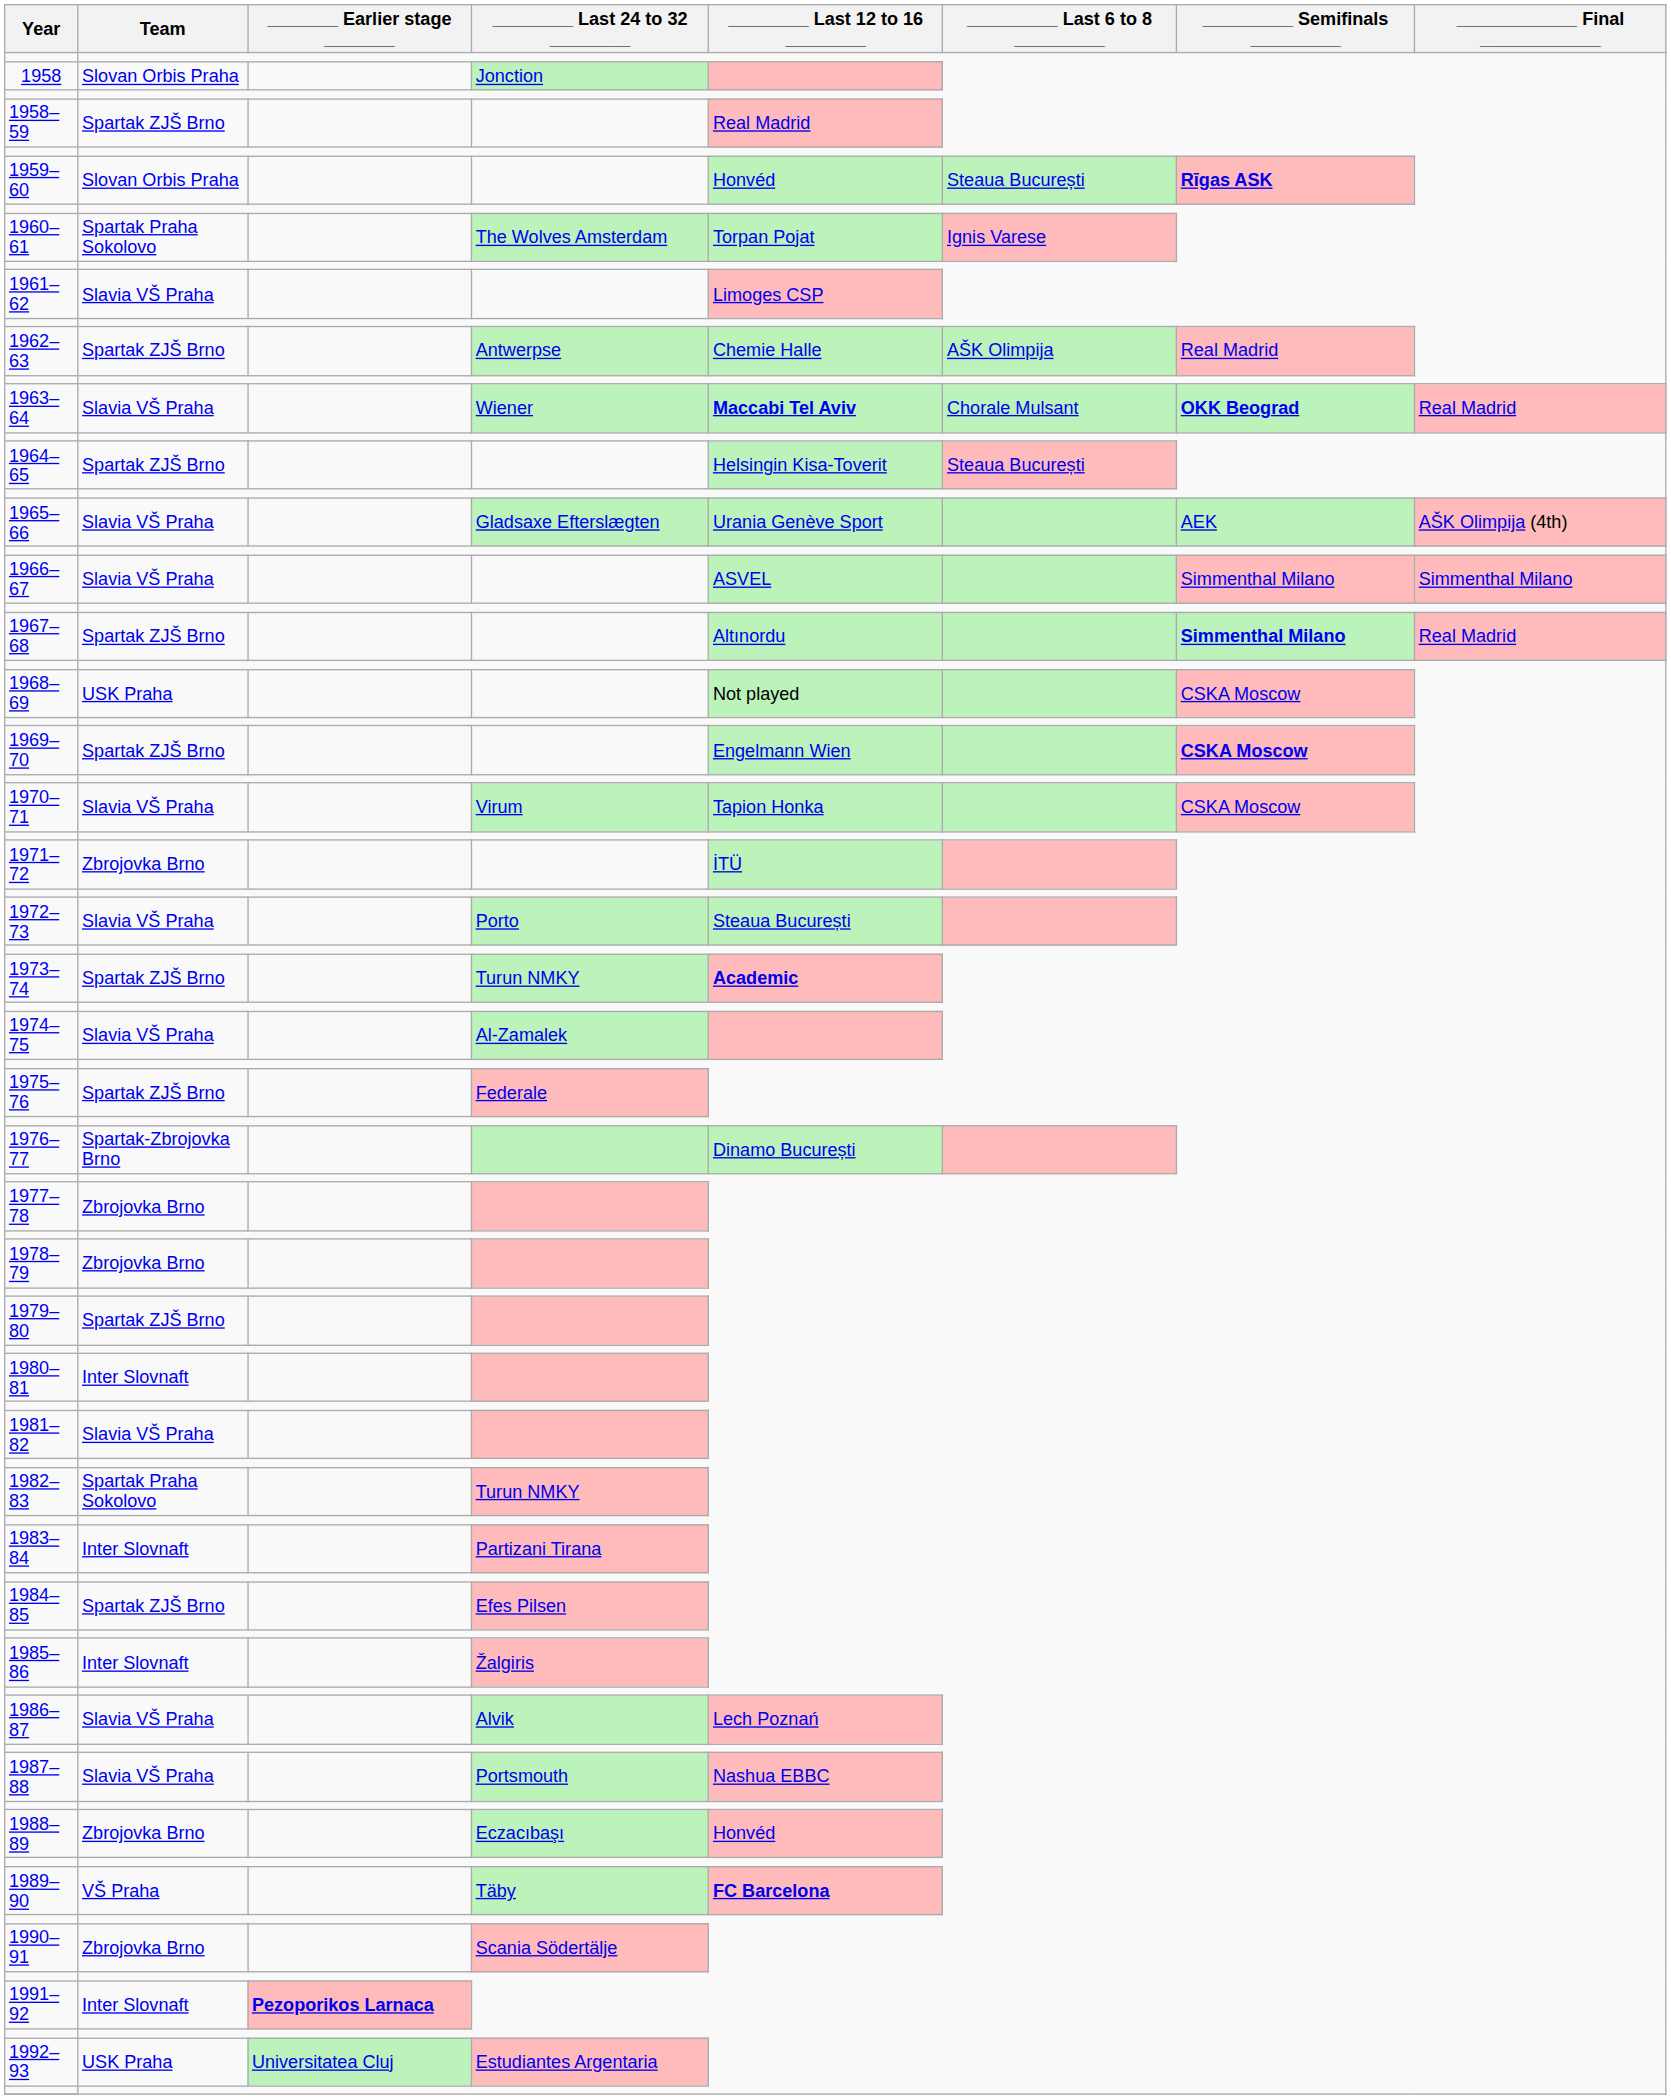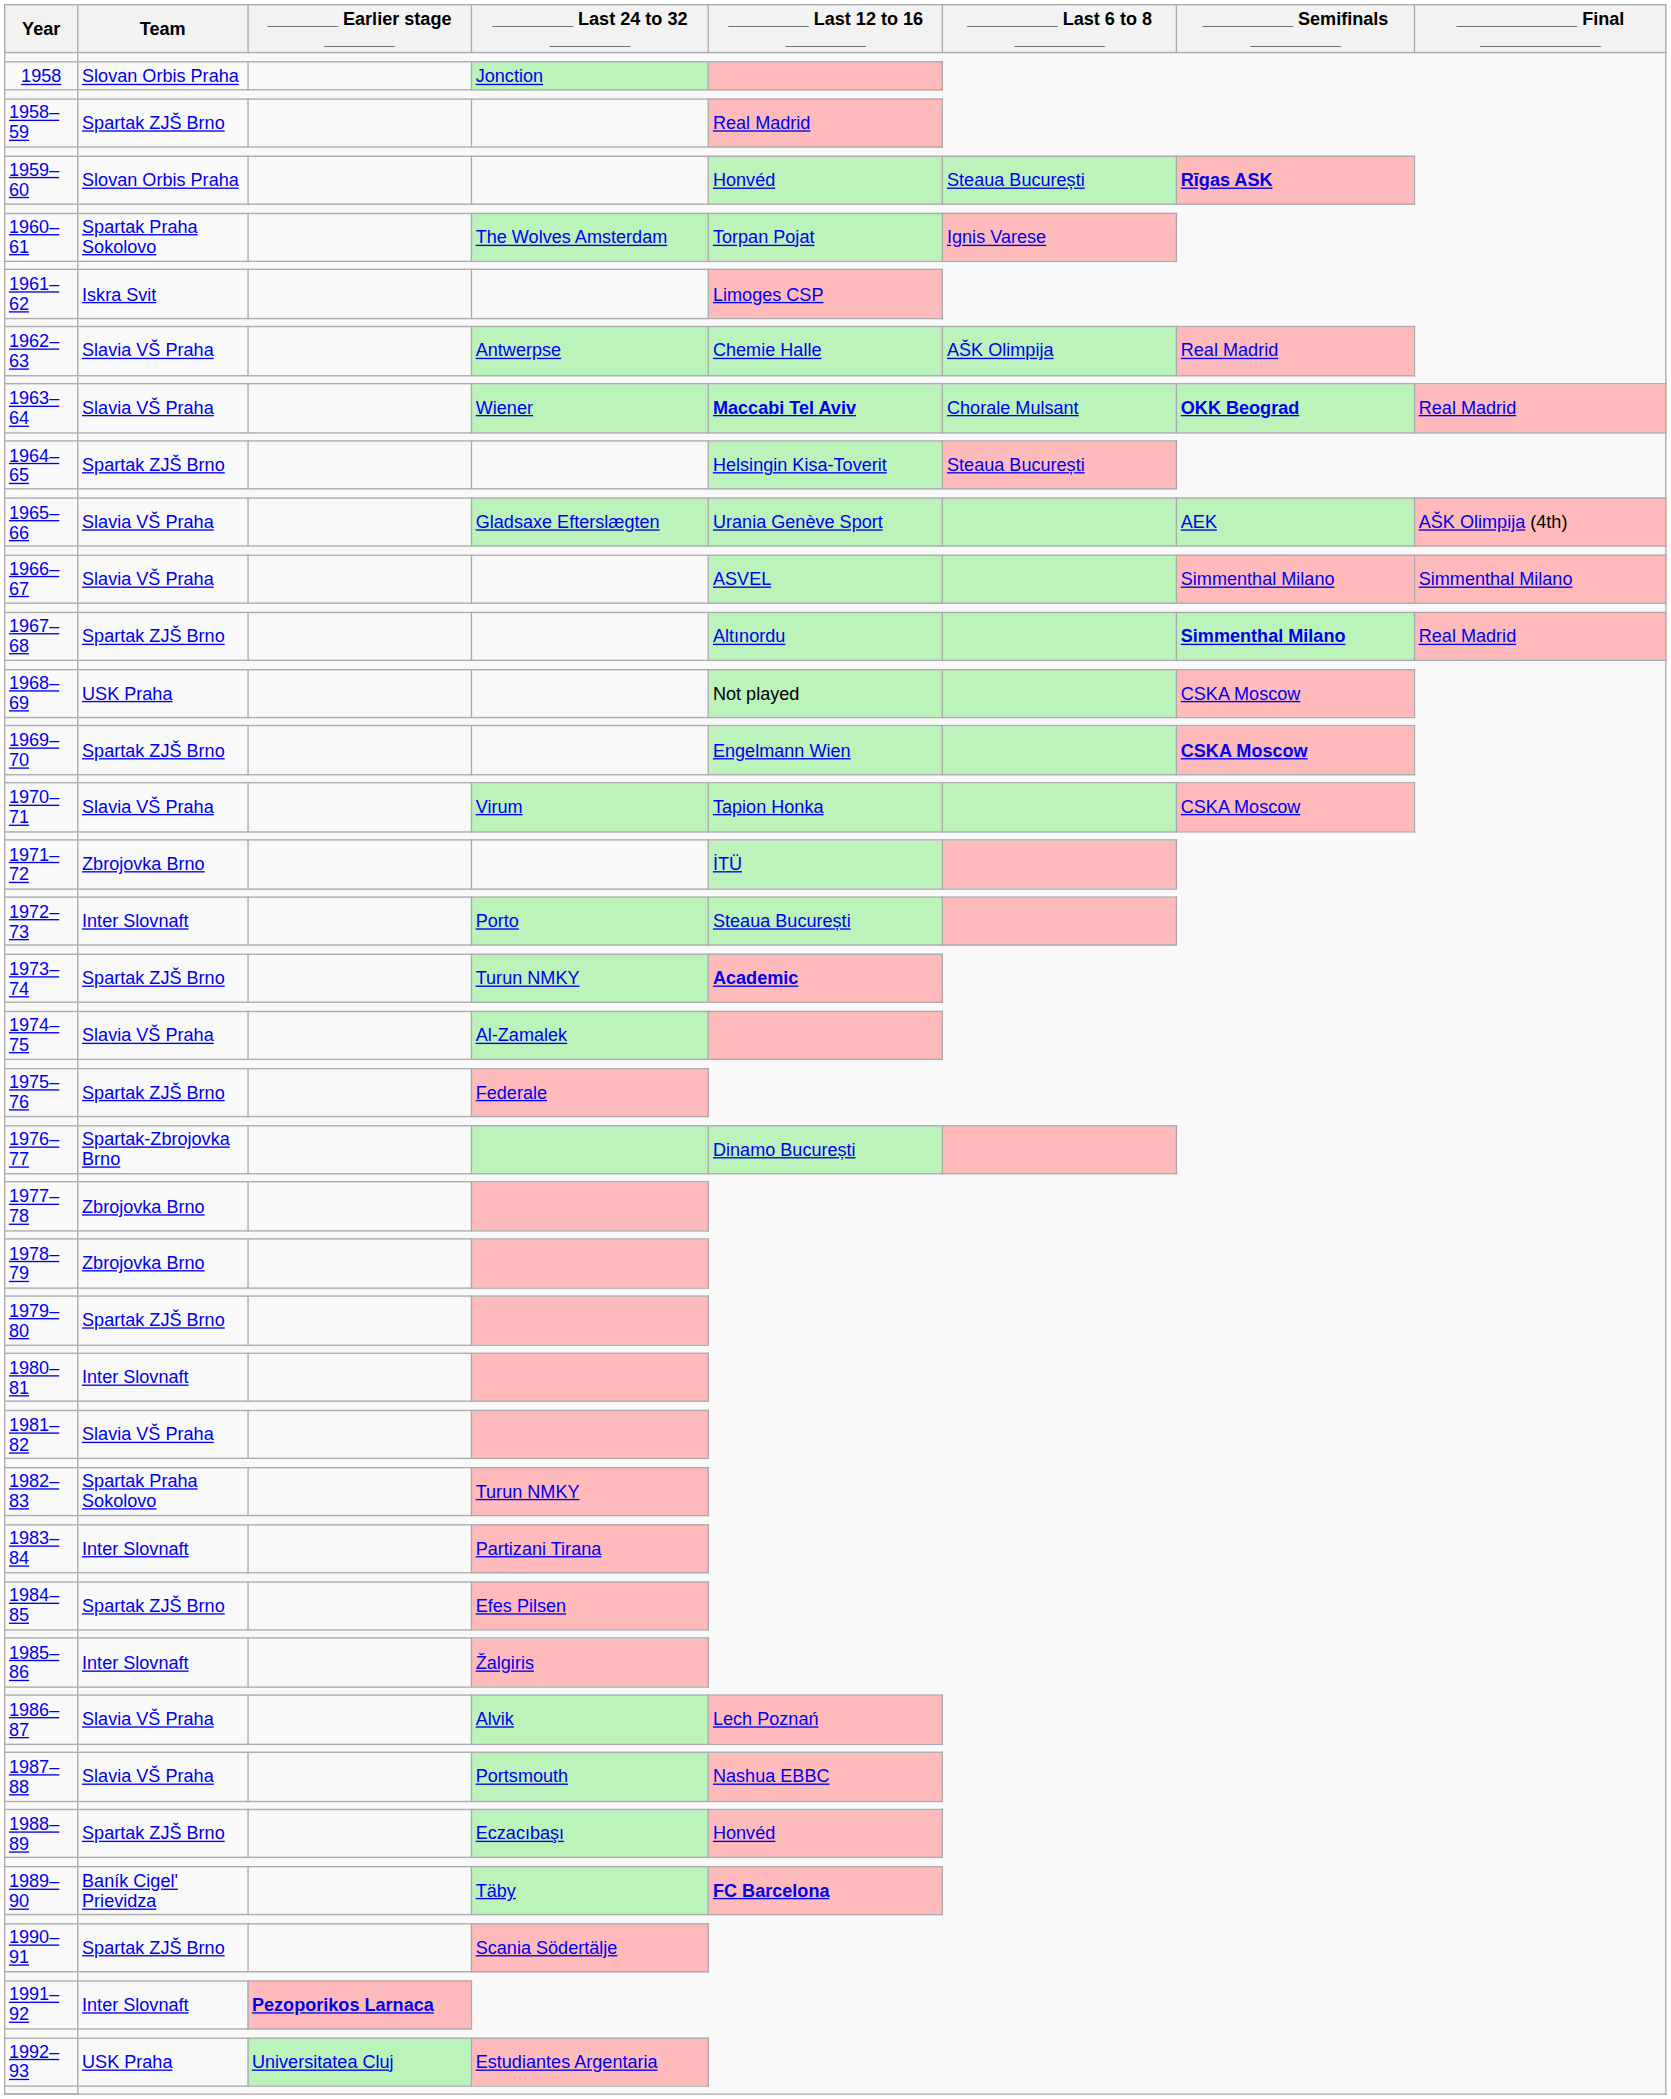(148, 294) Slavia VŠ Praha -> (119, 294) Iskra Svit
(153, 351) Spartak ZJŠ Brno -> (148, 351) Slavia VŠ Praha
(148, 921) Slavia VŠ Praha -> (135, 921) Inter Slovnaft
(143, 1833) Zbrojovka Brno -> (153, 1833) Spartak ZJŠ Brno
(121, 1890) VŠ Praha -> (130, 1890) Baník Cigel' Prievidza
(143, 1947) Zbrojovka Brno -> (153, 1947) Spartak ZJŠ Brno
